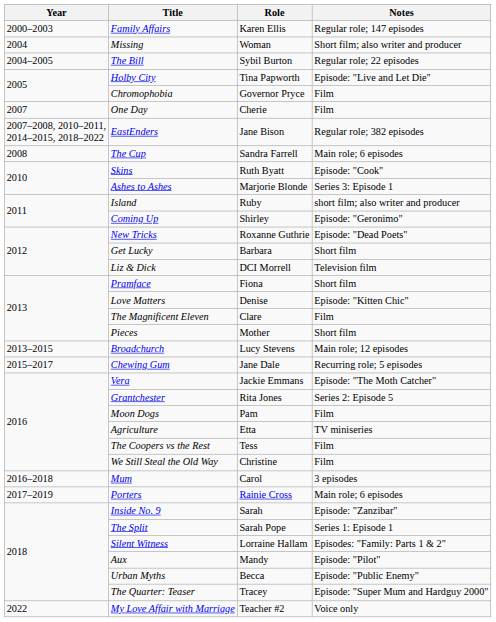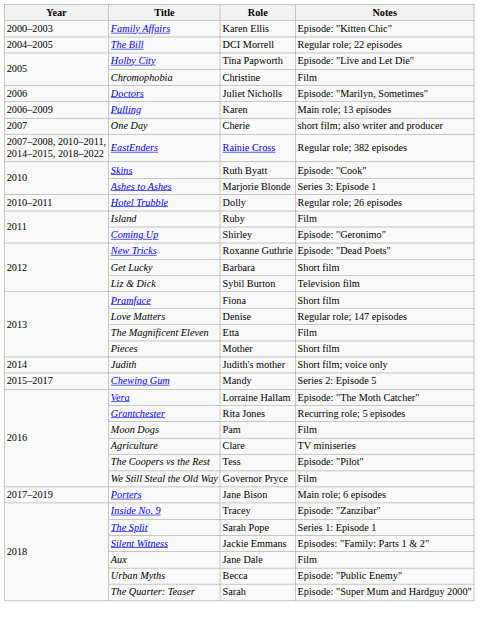(369, 28) Regular role; 147 episodes -> (345, 28) Episode: "Kitten Chic"
- row: (127, 45)
(266, 61) Sybil Burton -> (248, 45) DCI Morrell
(272, 93) Governor Pryce -> (241, 77) Christine
+ row: (127, 93)
+ row: (126, 110)
(324, 110) Film -> (370, 126) short film; also writer and producer
(262, 132) Jane Bison -> (249, 148) Rainie Cross
- row: (128, 154)
+ row: (139, 202)
(387, 202) short film; also writer and producer -> (307, 219) Film
(265, 267) DCI Morrell -> (249, 283) Sybil Burton
(361, 300) Episode: "Kitten Chic" -> (352, 316) Regular role; 147 episodes
(250, 316) Clare -> (231, 332) Etta
- row: (138, 348)
+ row: (124, 365)
(259, 365) Jane Dale -> (237, 381) Mandy
(368, 365) Recurring role; 5 episodes -> (337, 381) Series 2: Episode 5
(271, 381) Jackie Emmans -> (257, 397) Lorraine Hallam
(354, 397) Series 2: Episode 5 -> (351, 413) Recurring role; 5 episodes
(248, 430) Etta -> (234, 446) Clare
(324, 446) Film -> (331, 462) Episode: "Pilot"
(258, 462) Christine -> (255, 478) Governor Pryce
- row: (121, 478)
(266, 495) Rainie Cross -> (245, 495) Jane Bison
(251, 511) Sarah -> (237, 511) Tracey
(273, 543) Lorraine Hallam -> (255, 543) Jackie Emmans
(254, 560) Mandy -> (243, 560) Jane Dale
(347, 560) Episode: "Pilot" -> (307, 560) Film
(253, 592) Tracey -> (234, 592) Sarah
- row: (173, 608)
